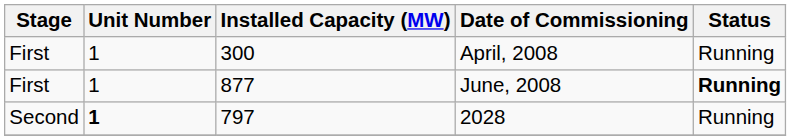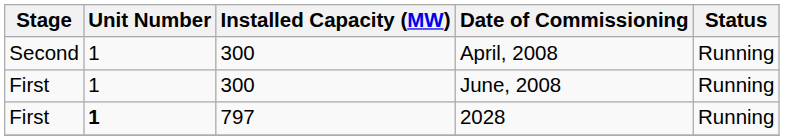(29, 53) First -> (44, 53) Second
(238, 85) 877 -> (238, 85) 300
(740, 85) bold -> (736, 85) normal
(44, 118) Second -> (29, 118) First
